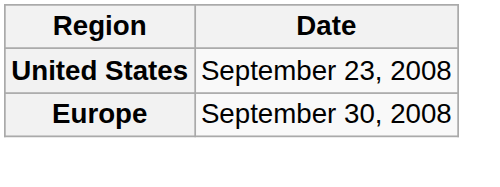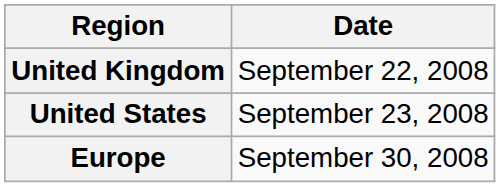+ row: (118, 70)
